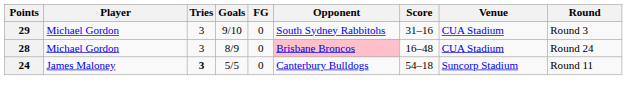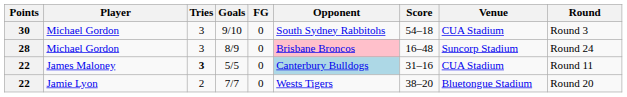(24, 30) 29 -> (24, 30) 30
(419, 30) 31–16 -> (419, 30) 54–18
(473, 48) CUA Stadium -> (480, 48) Suncorp Stadium
(24, 65) 24 -> (24, 65) 22
(322, 65) no background -> (322, 65) lightblue background
(419, 65) 54–18 -> (419, 65) 31–16
(480, 65) Suncorp Stadium -> (473, 65) CUA Stadium
+ row: (232, 83)
